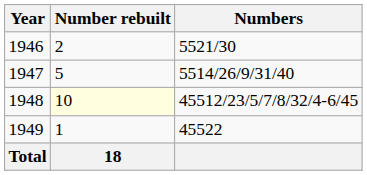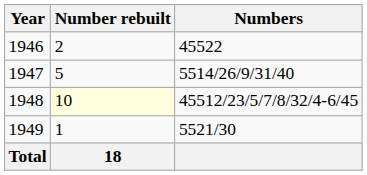(207, 45) 5521/30 -> (201, 45) 45522
(201, 128) 45522 -> (207, 128) 5521/30
